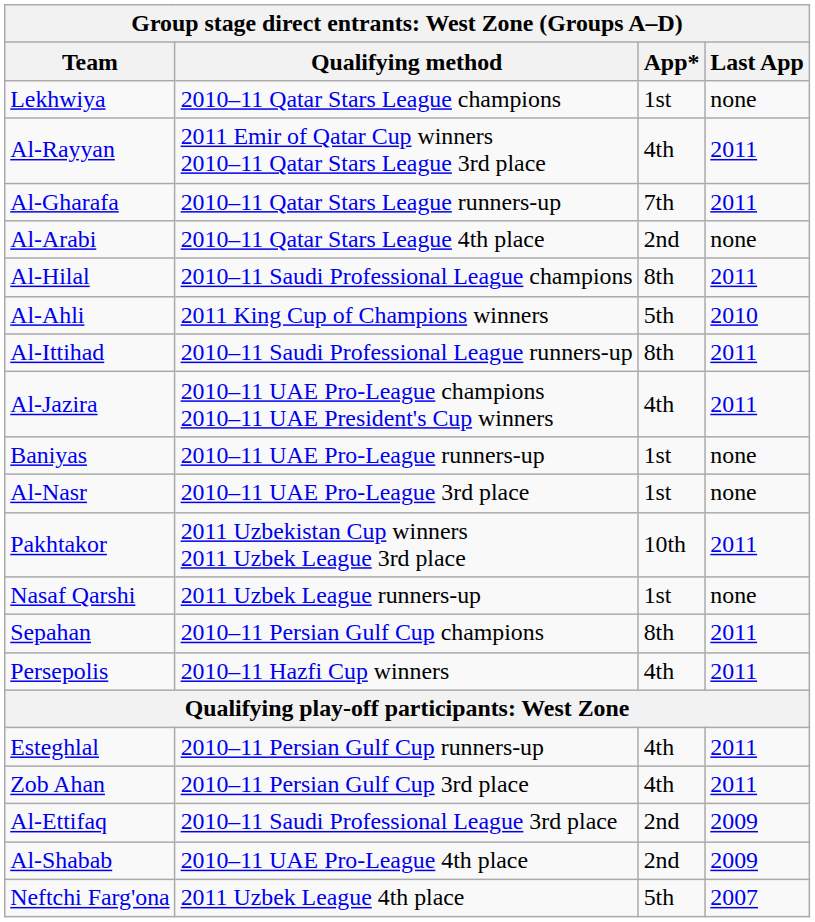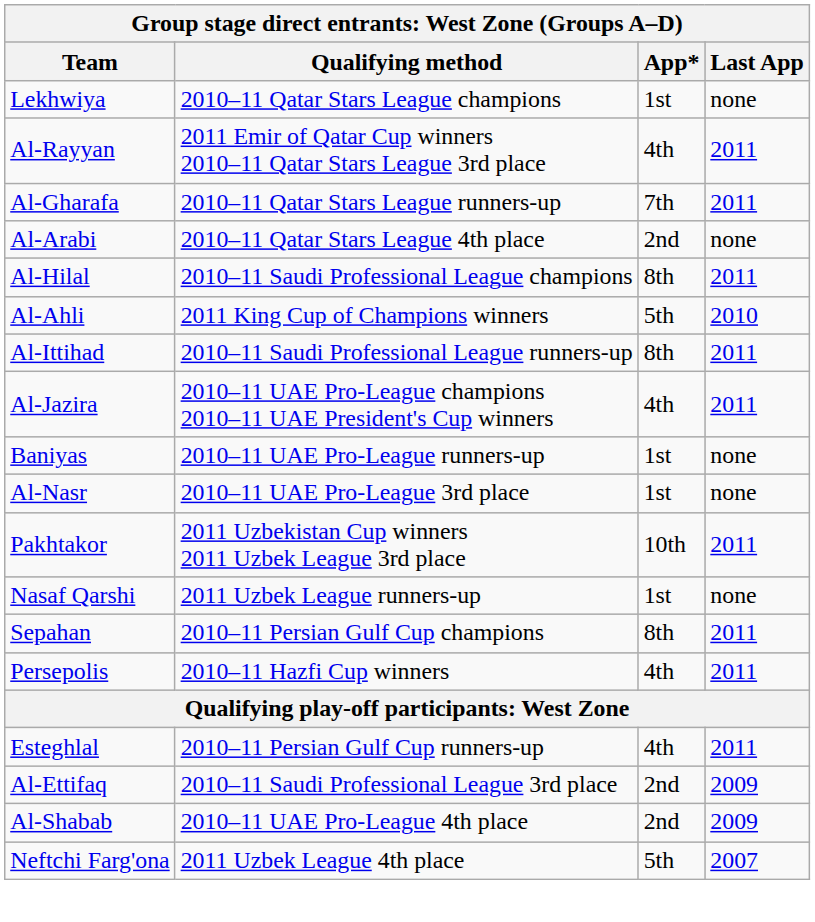- row: (58, 784)
